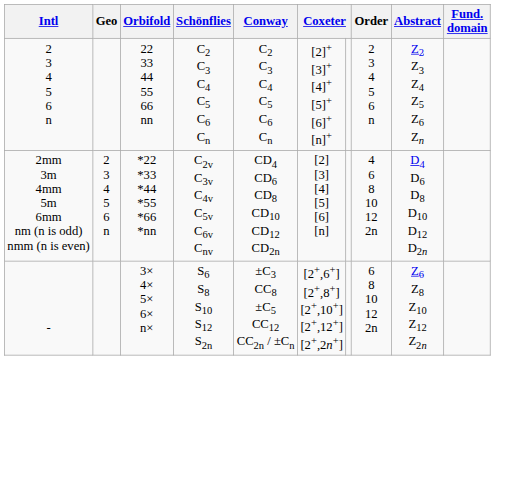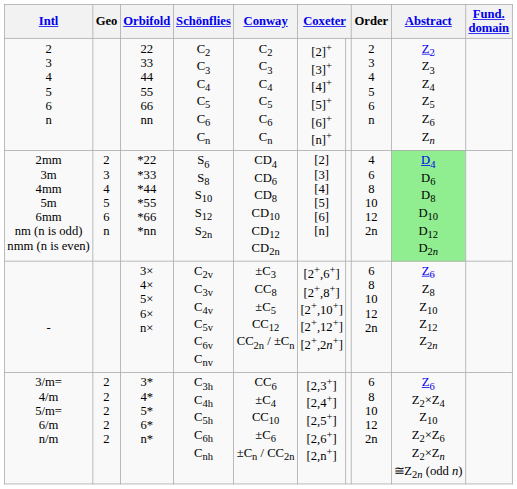(203, 205) C2v C3v C4v C5v C6v Cnv -> (203, 197) S6 S8 S10 S12 S2n
(418, 205) no background -> (428, 205) lightgreen background
(203, 308) S6 S8 S10 S12 S2n -> (203, 316) C2v C3v C4v C5v C6v Cnv
+ row: (49, 410)
